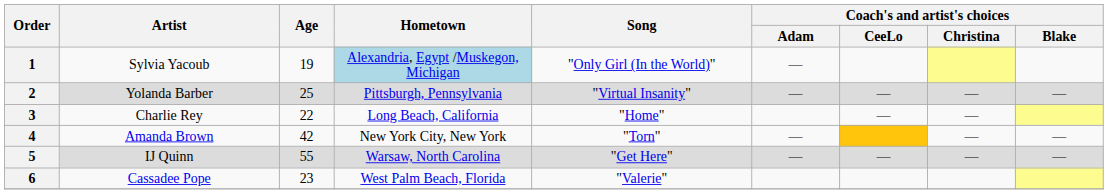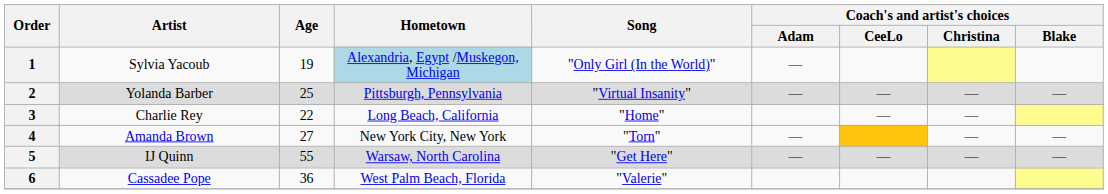(307, 136) 42 -> (307, 136) 27
(307, 178) 23 -> (307, 178) 36
